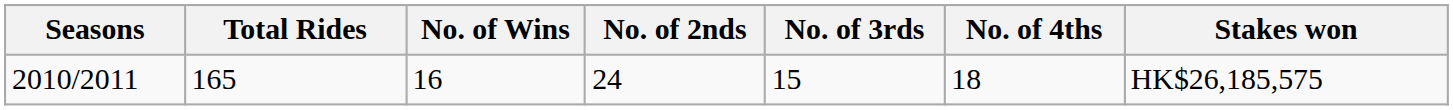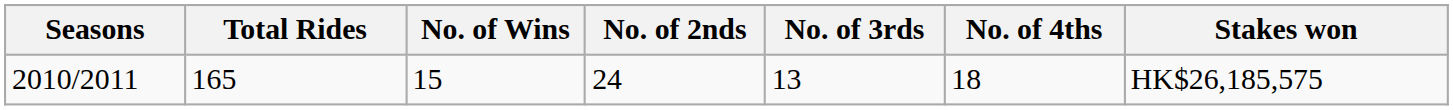(427, 78) 16 -> (427, 78) 15
(787, 78) 15 -> (787, 78) 13
